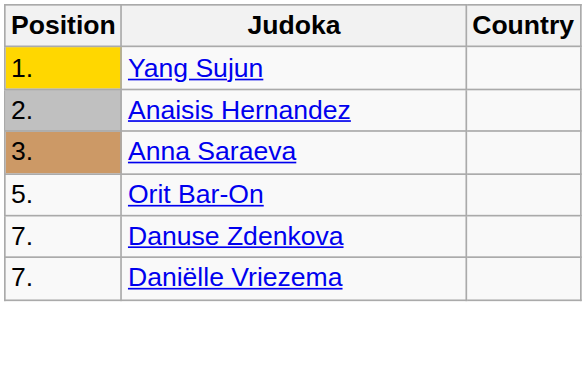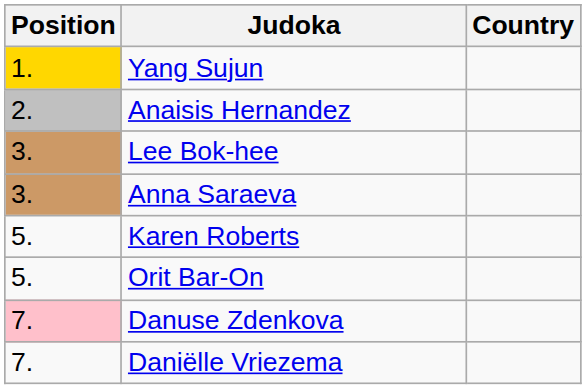+ row: (203, 151)
+ row: (214, 236)
(22, 236) no background -> (22, 320) pink background
